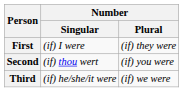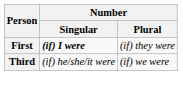(64, 45) normal -> (64, 45) bold
- row: (23, 62)
